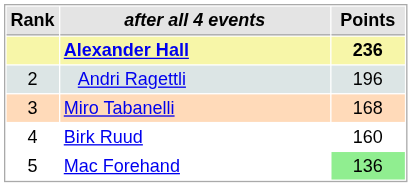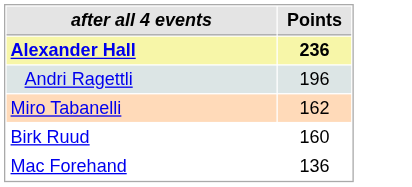- column: (33, 20)
(368, 108) 168 -> (314, 108) 162
(368, 166) lightgreen background -> (314, 166) no background
